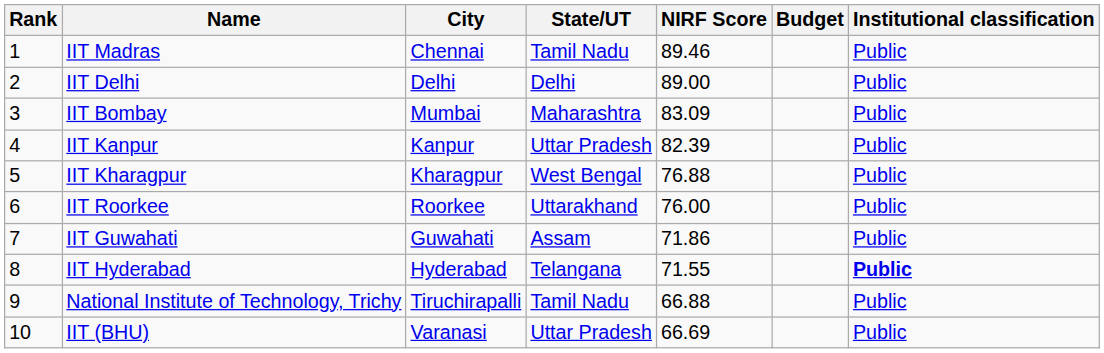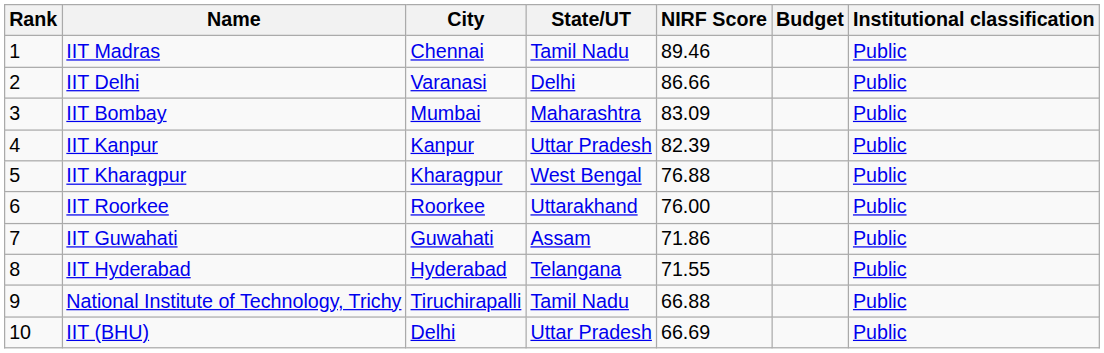(433, 82) Delhi -> (449, 82) Varanasi
(686, 82) 89.00 -> (686, 82) 86.66
(882, 269) bold -> (880, 269) normal
(449, 332) Varanasi -> (433, 332) Delhi
